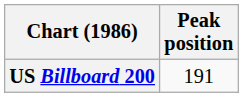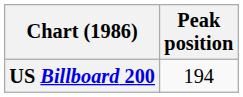(199, 75) 191 -> (199, 75) 194
